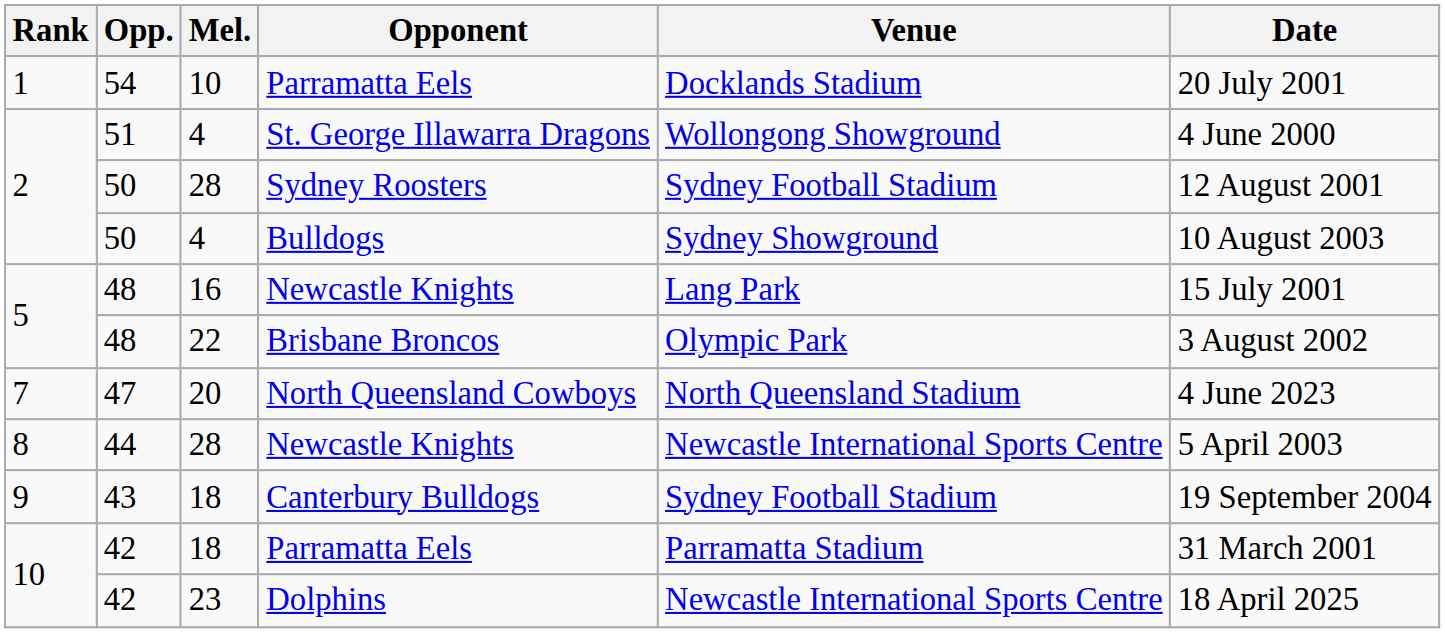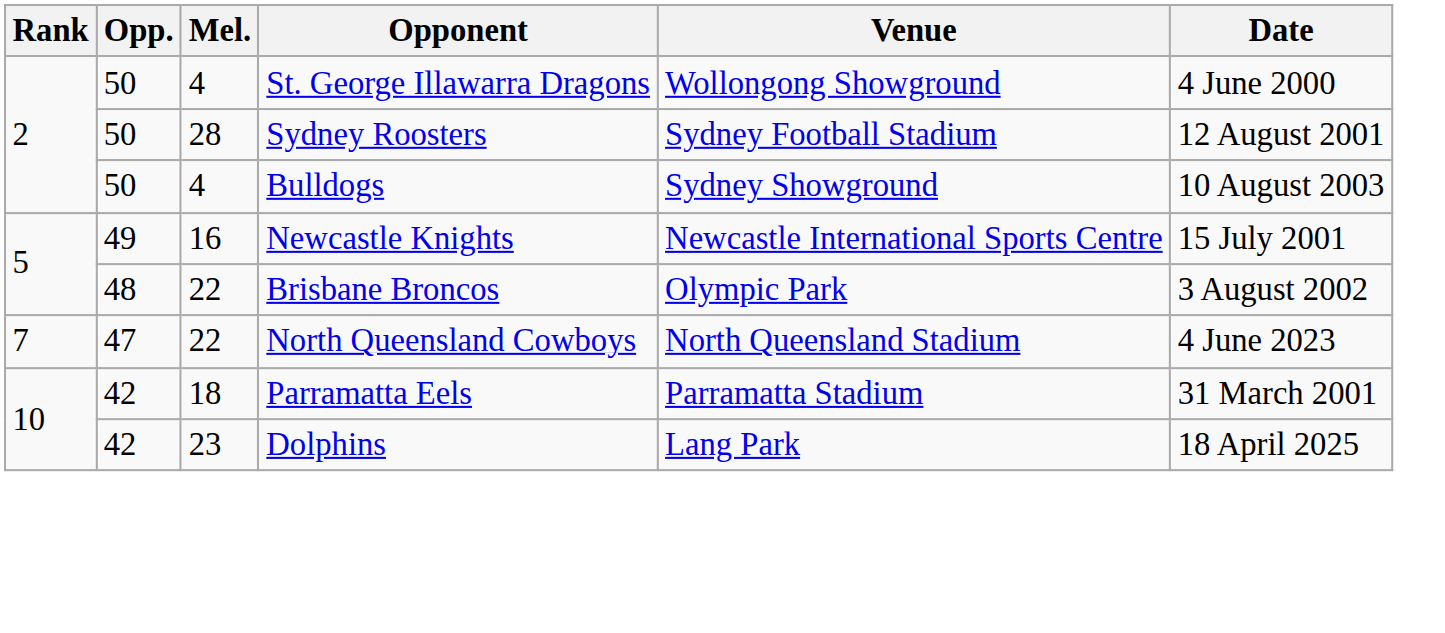- row: (21, 82)
(120, 133) 51 -> (120, 82) 50
(120, 289) 48 -> (120, 237) 49
(733, 289) Lang Park -> (914, 237) Newcastle International Sports Centre
(205, 392) 20 -> (205, 340) 22
- row: (21, 444)
- row: (21, 496)
(914, 599) Newcastle International Sports Centre -> (733, 444) Lang Park
